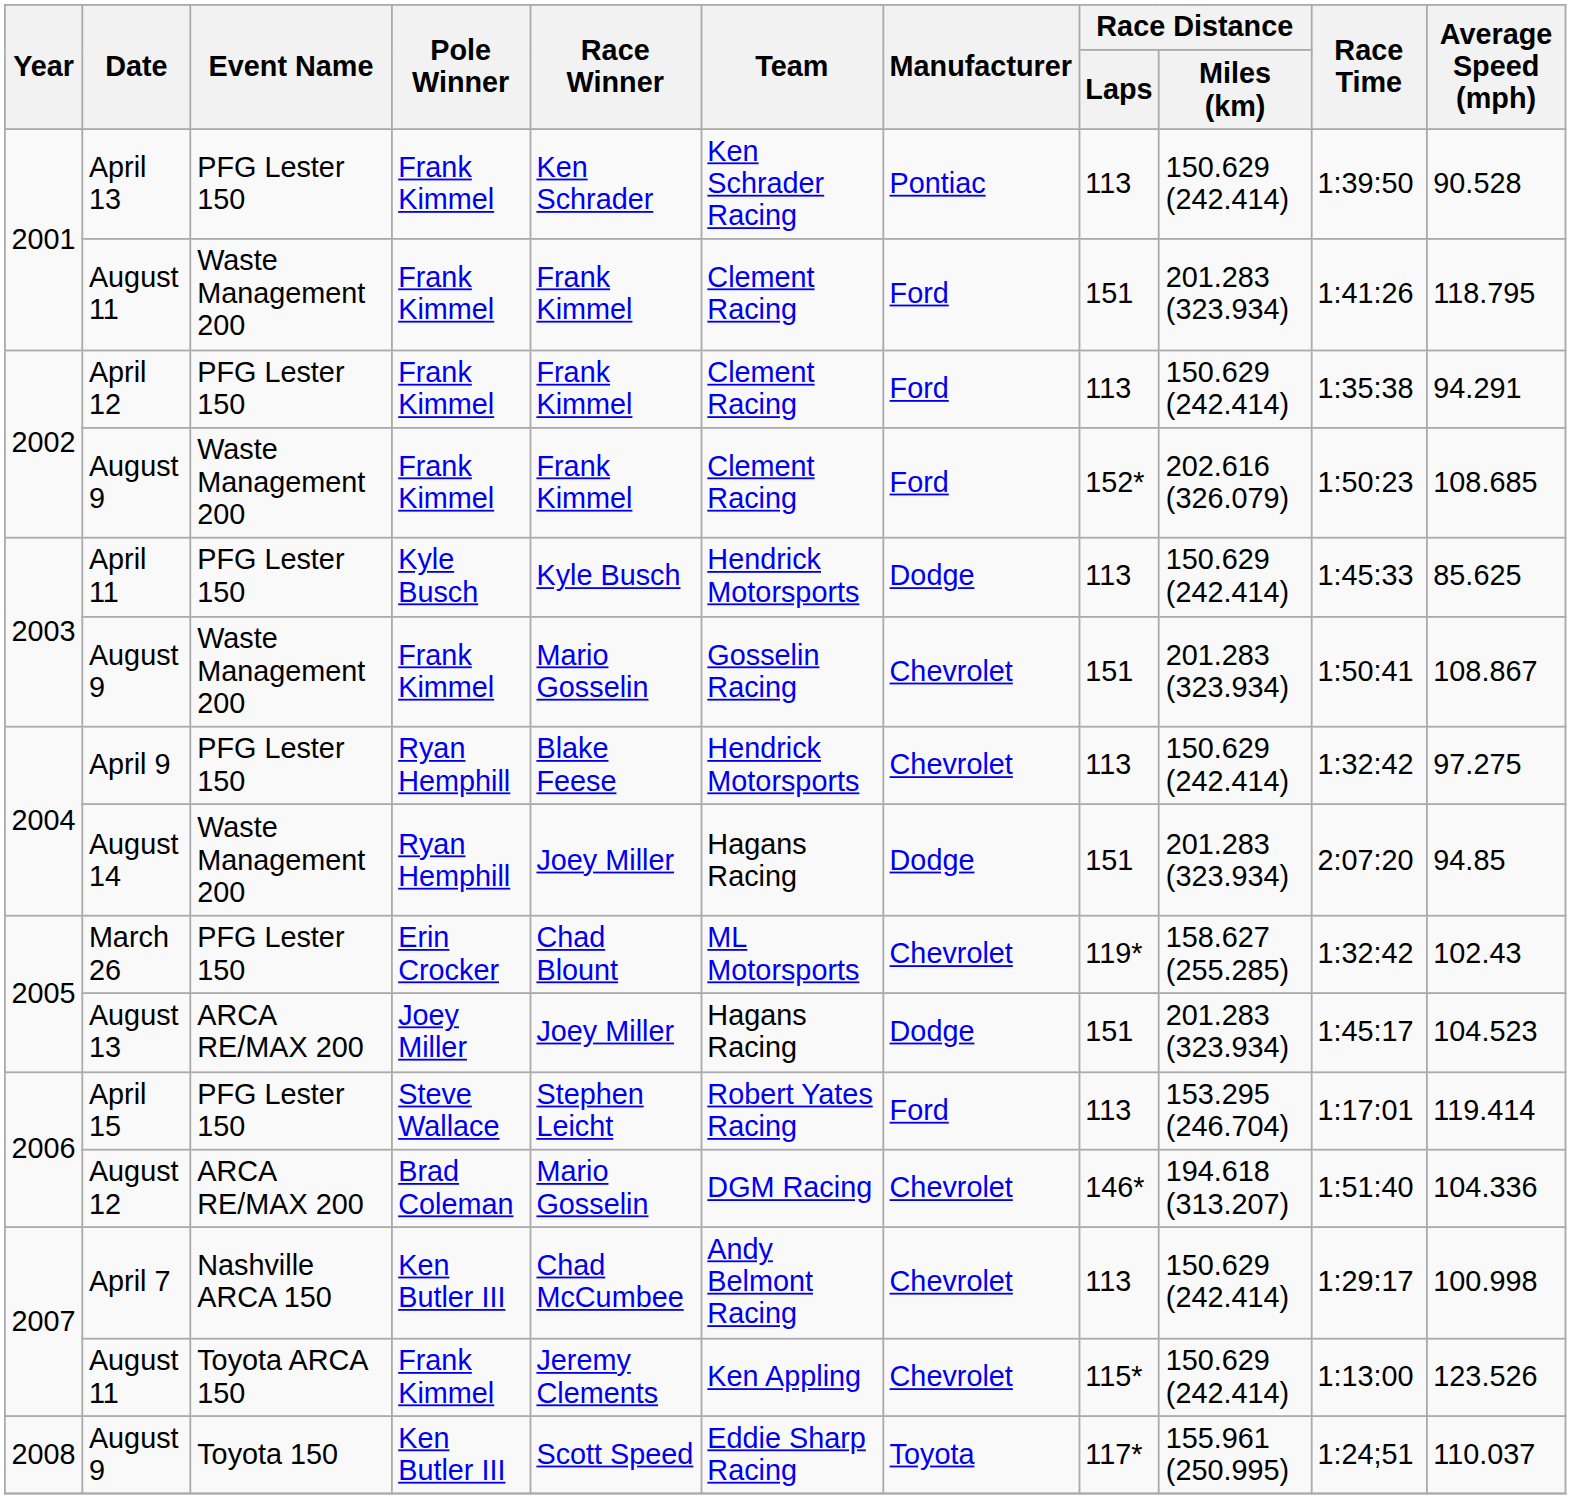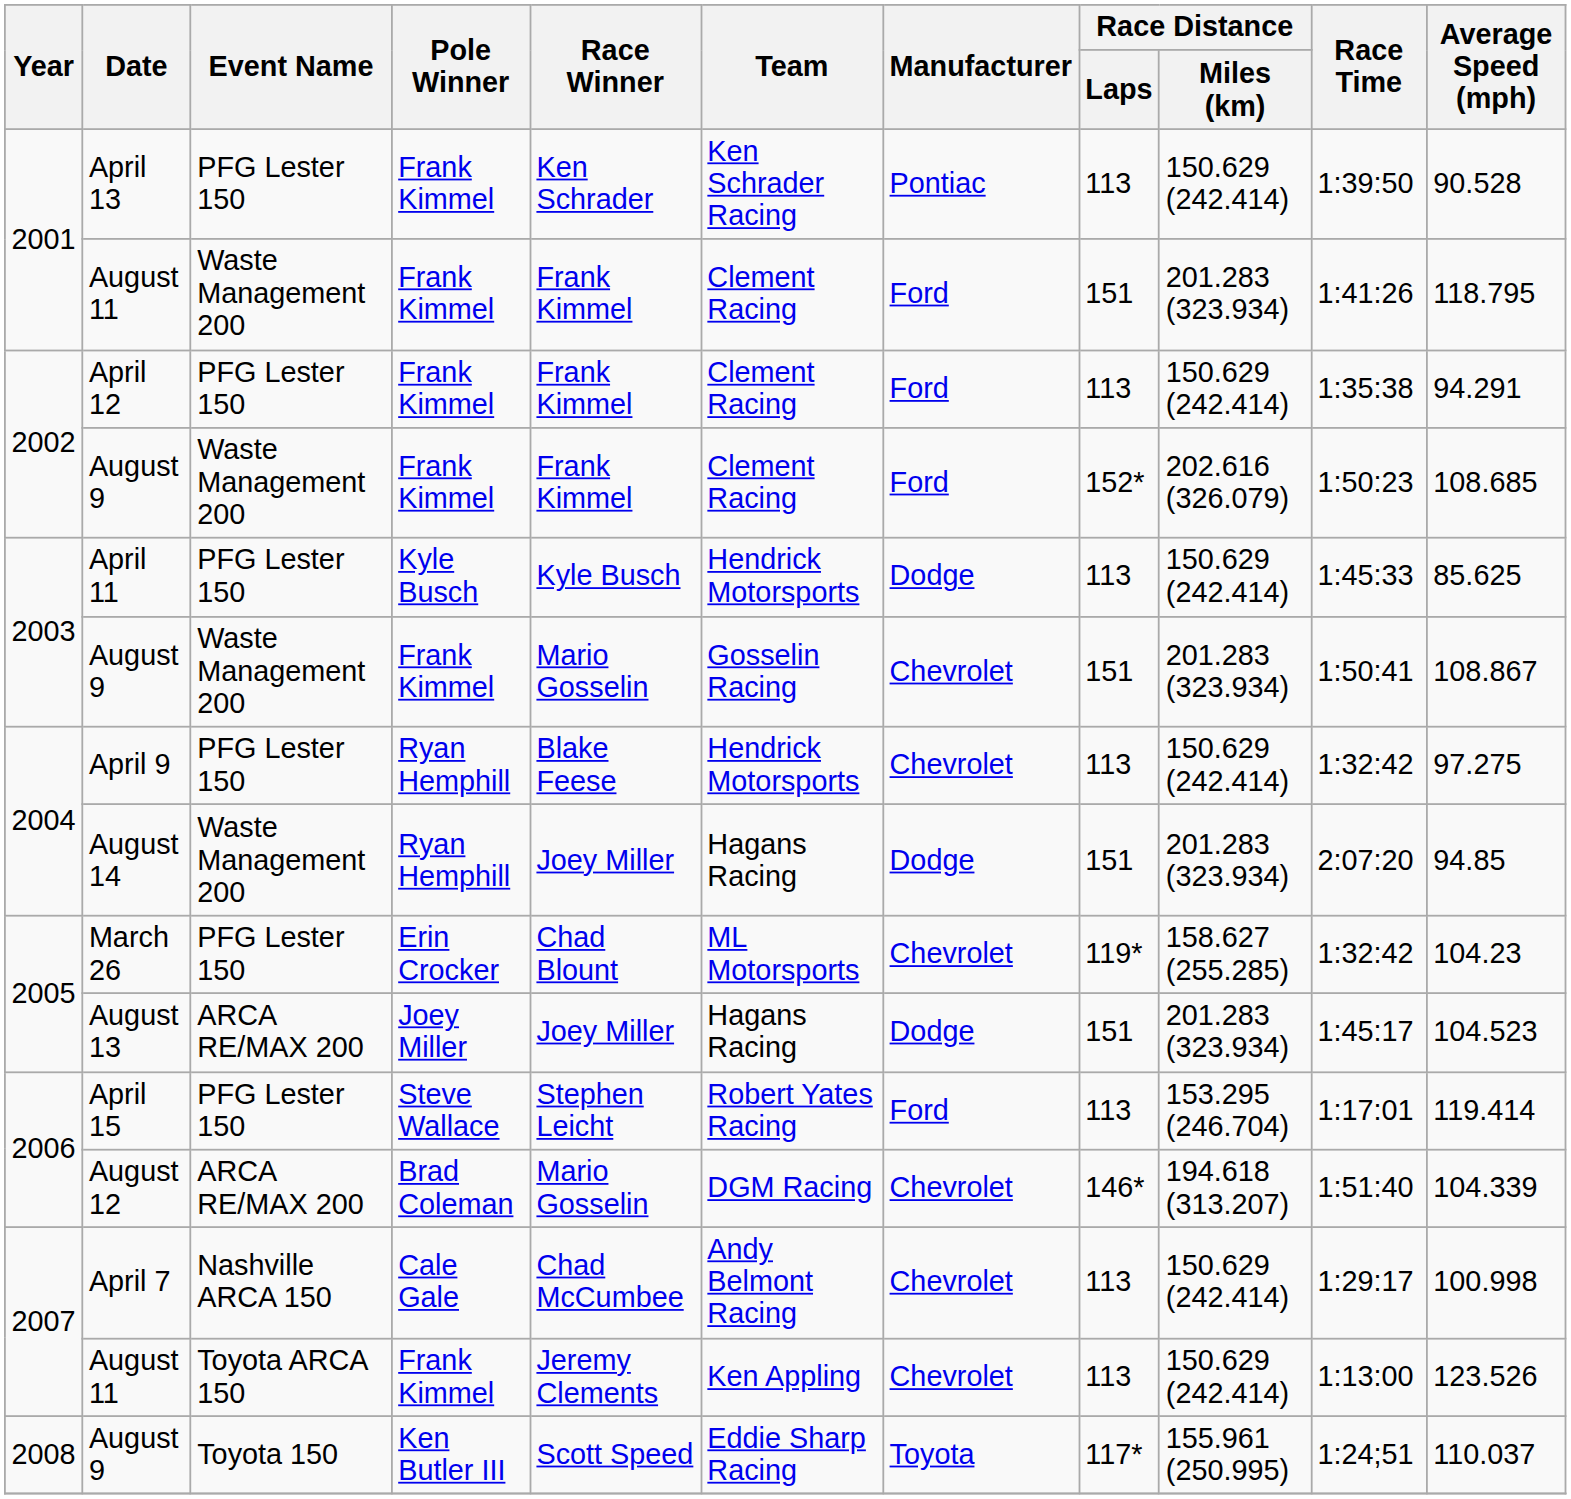(1477, 953) 102.43 -> (1477, 953) 104.23
(1485, 1188) 104.336 -> (1485, 1188) 104.339
(452, 1282) Ken Butler III -> (429, 1282) Cale Gale
(1114, 1376) 115* -> (1108, 1376) 113
